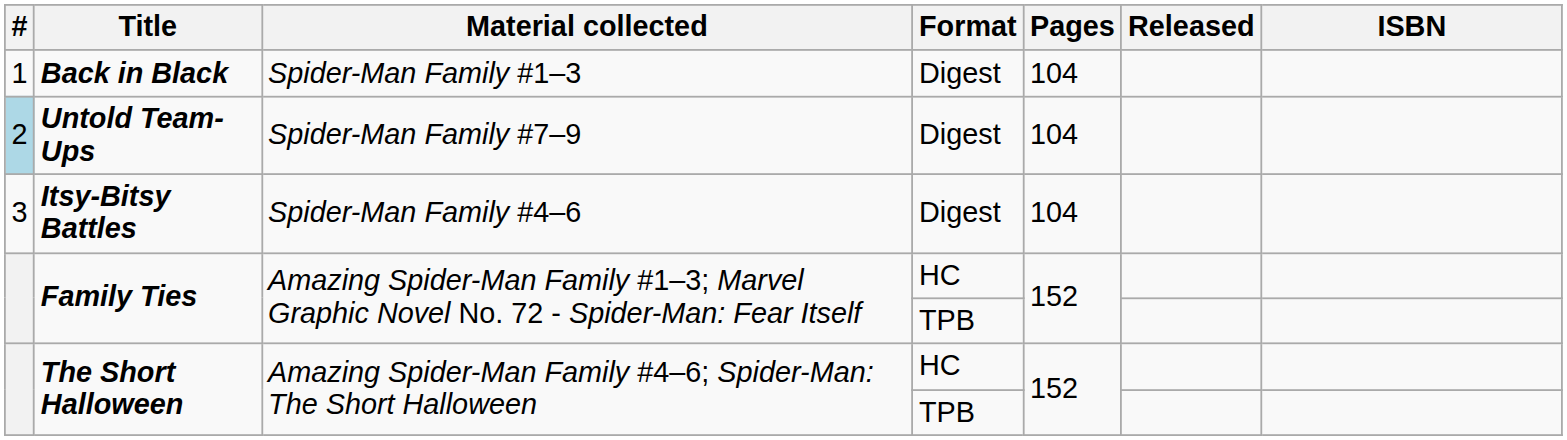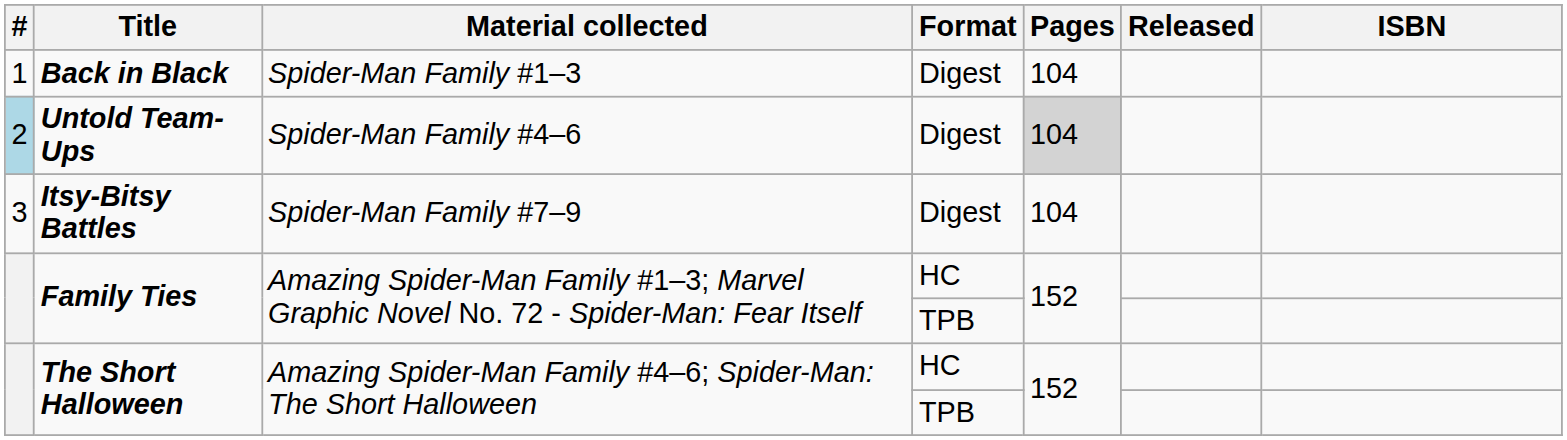(425, 134) Spider-Man Family #7–9 -> (425, 134) Spider-Man Family #4–6
(1054, 134) no background -> (1054, 134) lightgrey background
(425, 212) Spider-Man Family #4–6 -> (425, 212) Spider-Man Family #7–9
